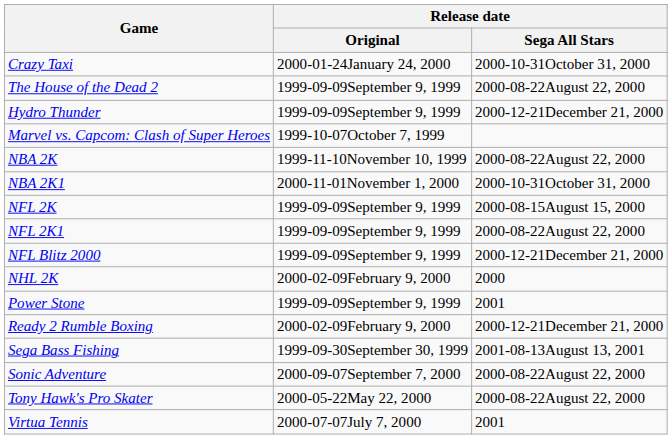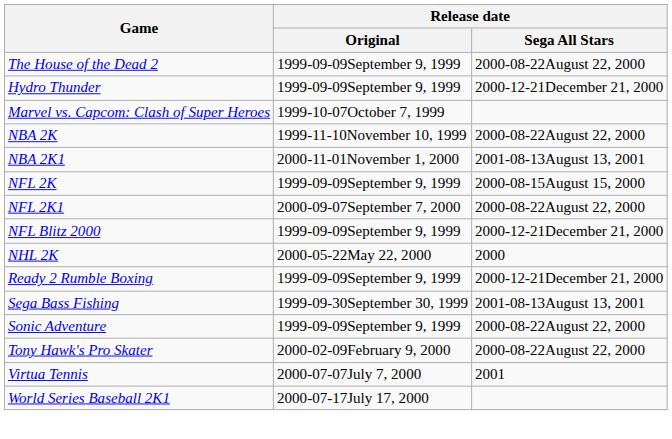- row: (40, 64)
(562, 183) 2000-10-31October 31, 2000 -> (560, 159) 2001-08-13August 13, 2001
(369, 231) 1999-09-09September 9, 1999 -> (369, 207) 2000-09-07September 7, 2000
(364, 278) 2000-02-09February 9, 2000 -> (354, 254) 2000-05-22May 22, 2000
- row: (46, 302)
(364, 326) 2000-02-09February 9, 2000 -> (369, 278) 1999-09-09September 9, 1999
(369, 374) 2000-09-07September 7, 2000 -> (369, 326) 1999-09-09September 9, 1999
(354, 398) 2000-05-22May 22, 2000 -> (364, 350) 2000-02-09February 9, 2000
+ row: (89, 398)
